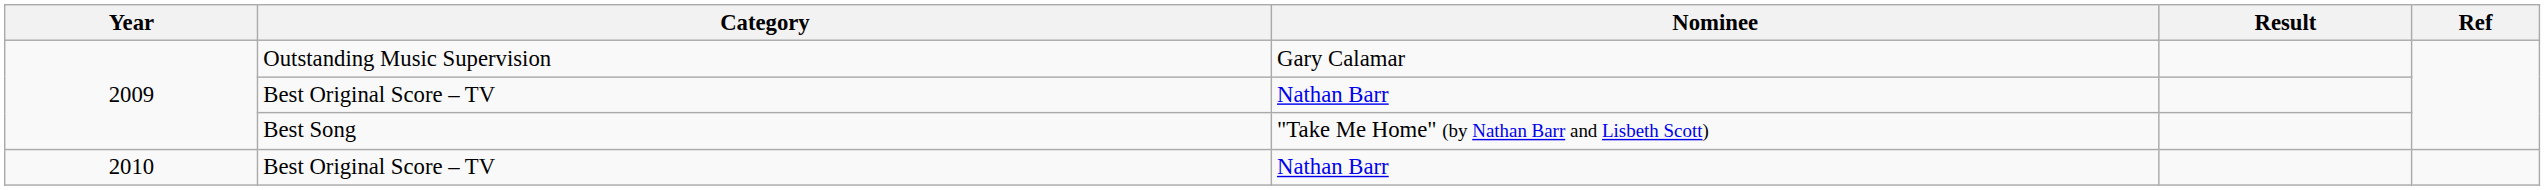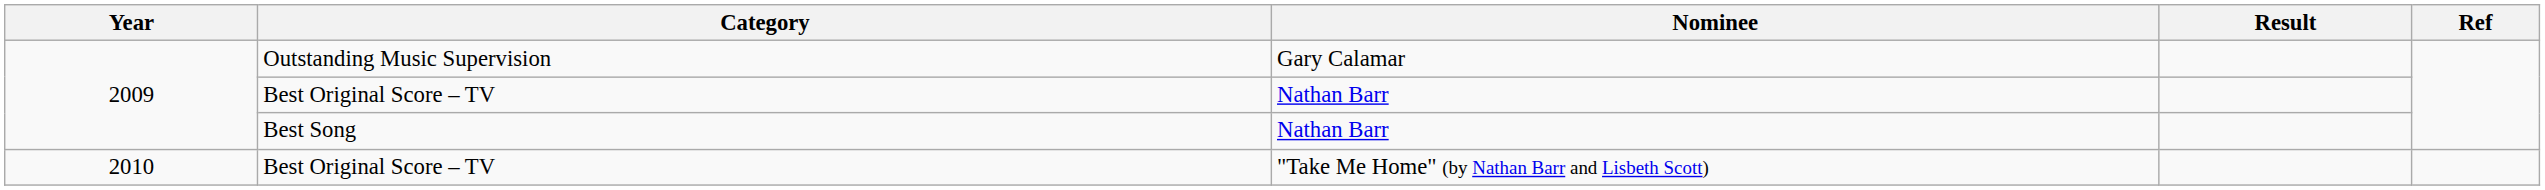(1493, 130) "Take Me Home" (by Nathan Barr and Lisbeth Scott) -> (1333, 130) Nathan Barr
(1333, 166) Nathan Barr -> (1493, 166) "Take Me Home" (by Nathan Barr and Lisbeth Scott)
